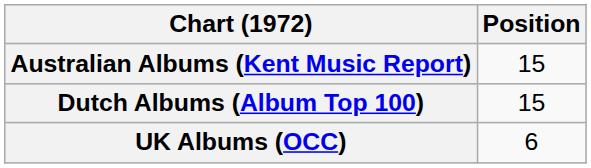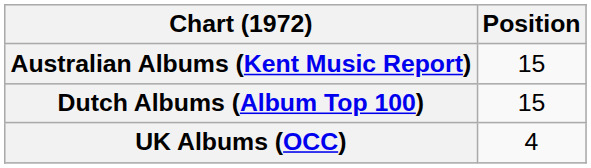(532, 142) 6 -> (532, 142) 4
